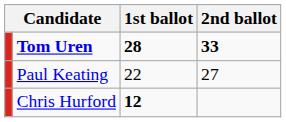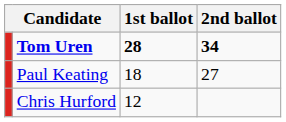(210, 46) 33 -> (210, 46) 34
(133, 74) 22 -> (133, 74) 18
(133, 102) bold -> (133, 102) normal
